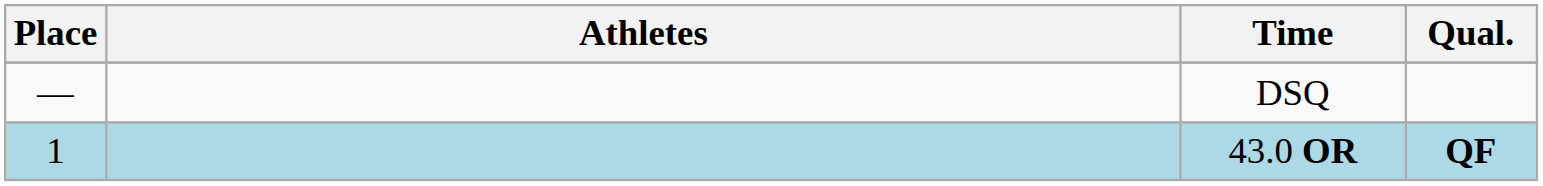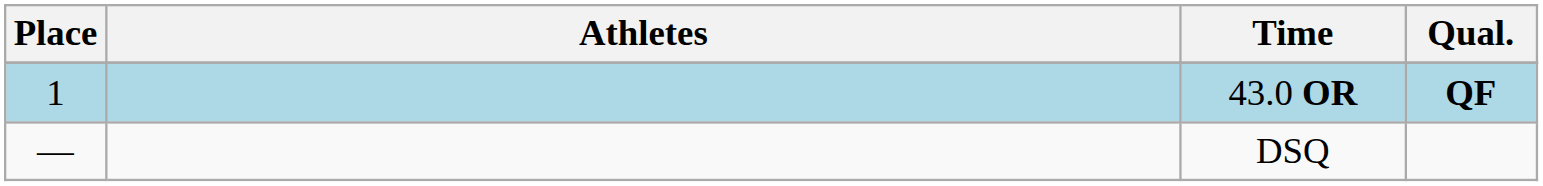rows swapped: (1293, 150) <-> (1293, 92)
